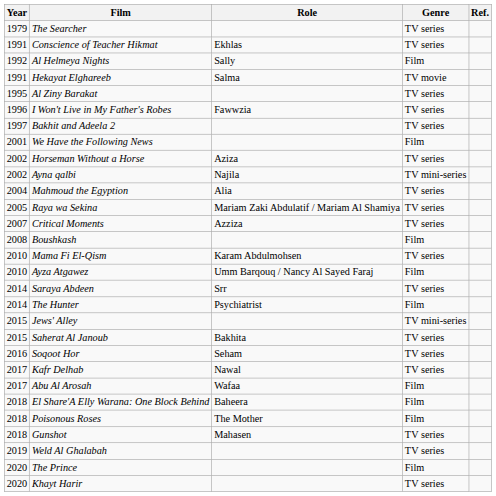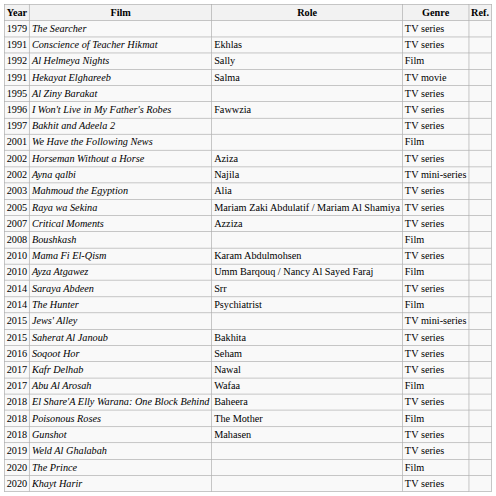(17, 191) 2004 -> (17, 191) 2003
(415, 402) Film -> (425, 402) TV series
